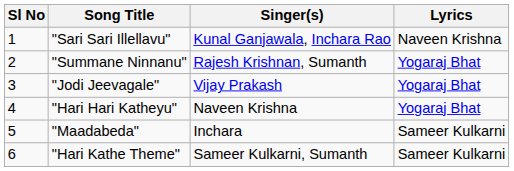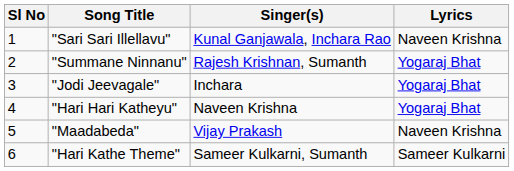(238, 85) Vijay Prakash -> (218, 85) Inchara
(218, 131) Inchara -> (238, 131) Vijay Prakash
(451, 131) Sameer Kulkarni -> (449, 131) Naveen Krishna
